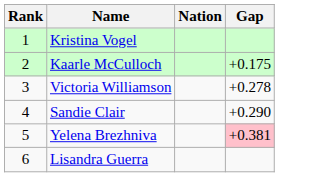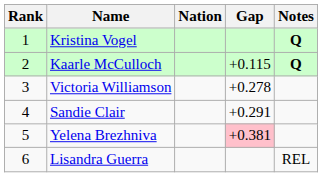+ column: (296, 16)
(250, 64) +0.175 -> (250, 64) +0.115
(250, 111) +0.290 -> (250, 111) +0.291
